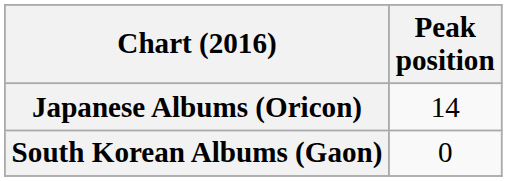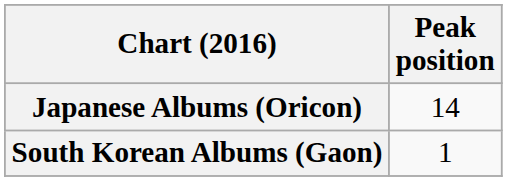(445, 152) 0 -> (445, 152) 1
